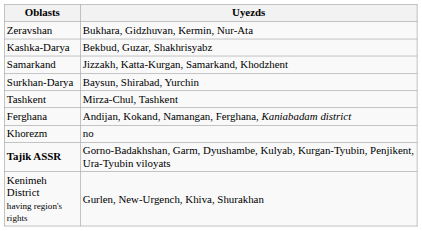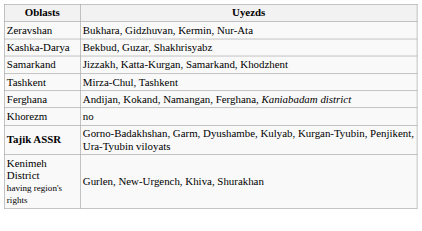- row: (40, 82)
